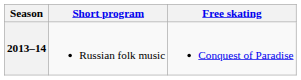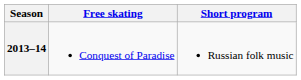columns swapped: (108, 13) <-> (232, 13)
